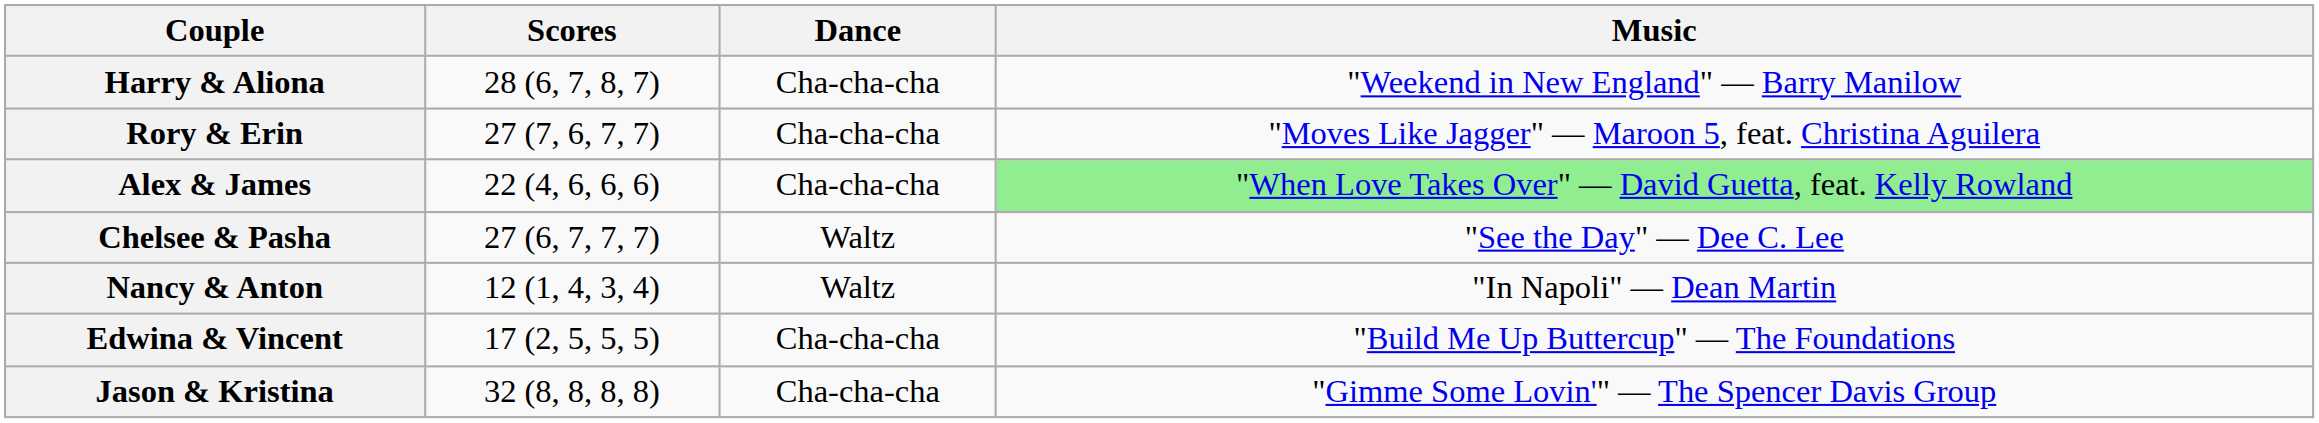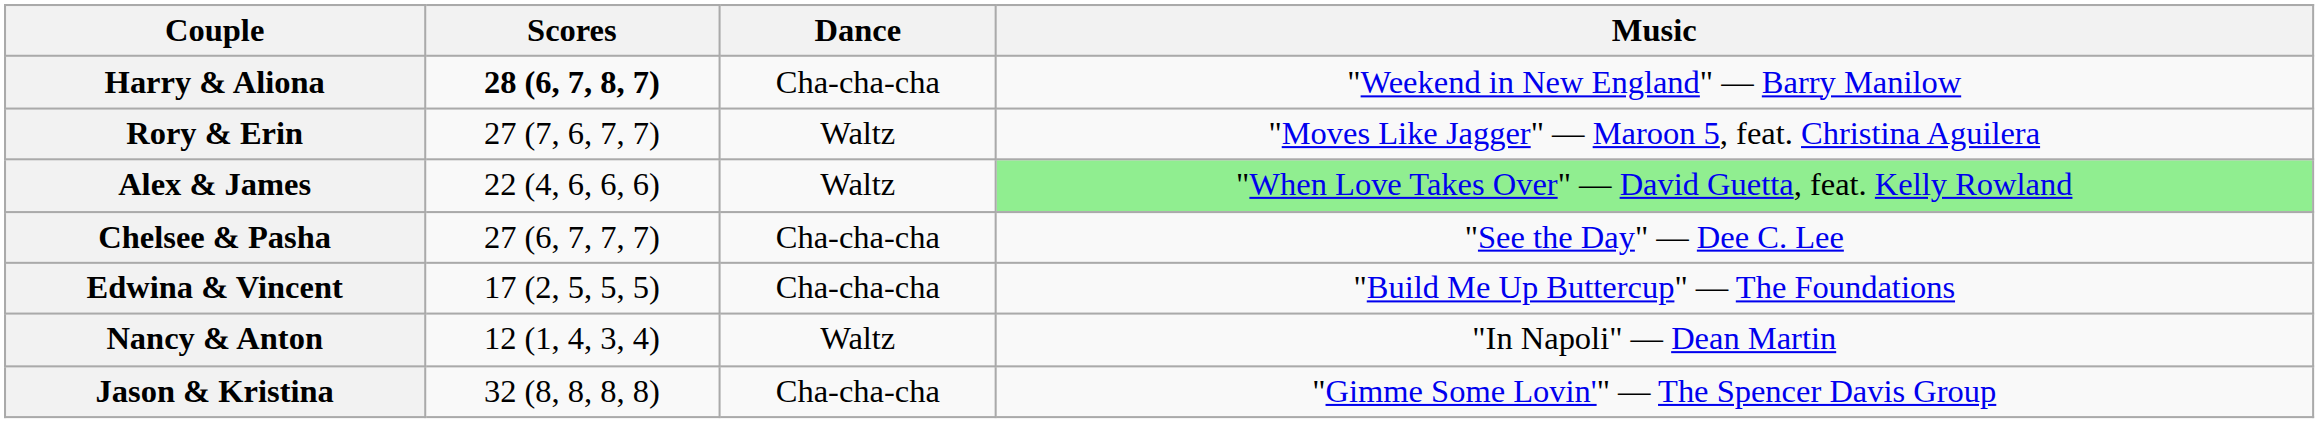(572, 81) normal -> (572, 81) bold
(858, 133) Cha-cha-cha -> (858, 133) Waltz
(858, 184) Cha-cha-cha -> (858, 184) Waltz
(858, 236) Waltz -> (858, 236) Cha-cha-cha
rows swapped: (215, 339) <-> (215, 287)
